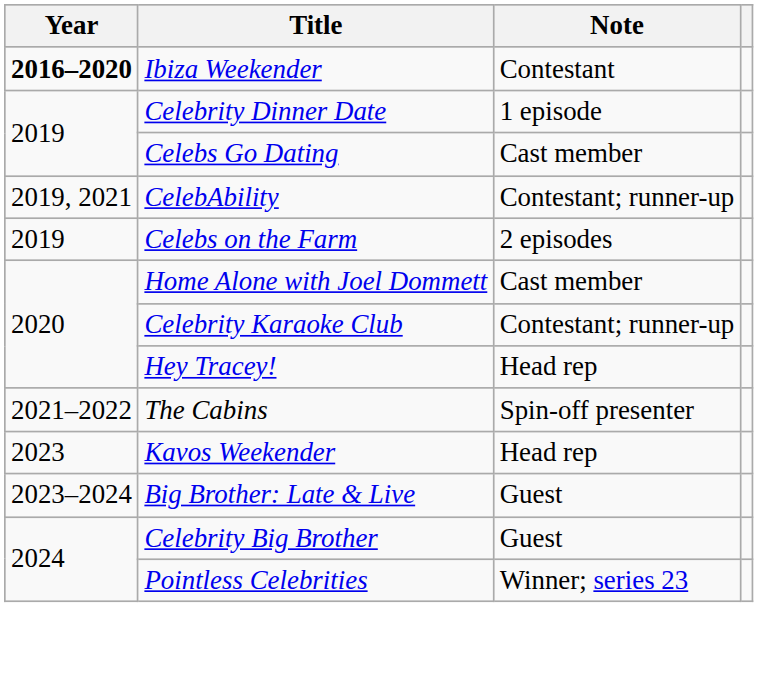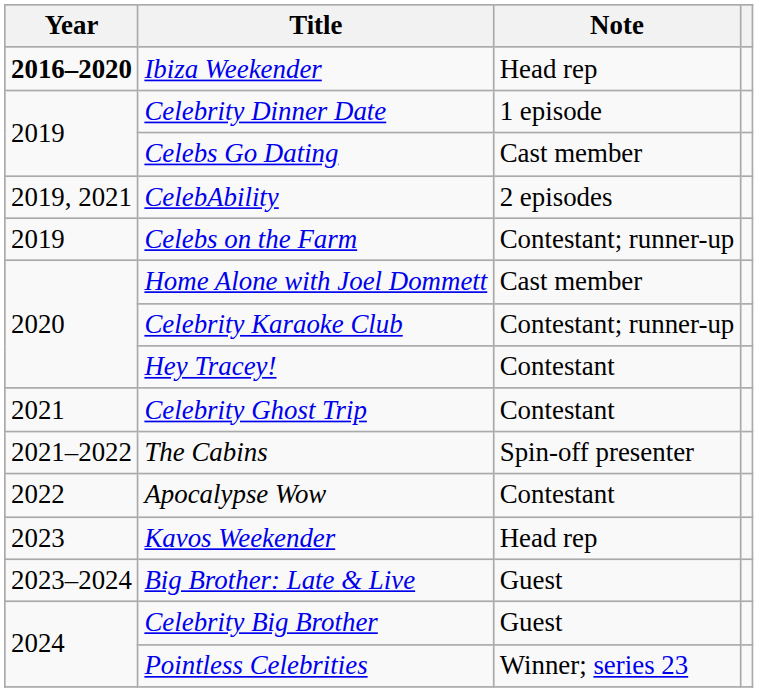(557, 68) Contestant -> (549, 68) Head rep
(617, 196) Contestant; runner-up -> (556, 196) 2 episodes
(556, 238) 2 episodes -> (617, 238) Contestant; runner-up
(549, 366) Head rep -> (557, 366) Contestant
+ row: (256, 409)
+ row: (235, 494)
